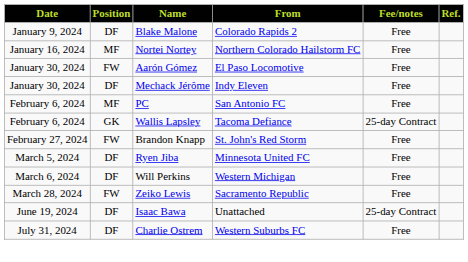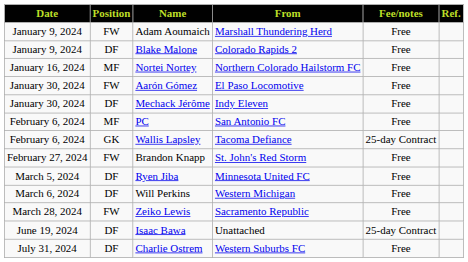+ row: (173, 31)
